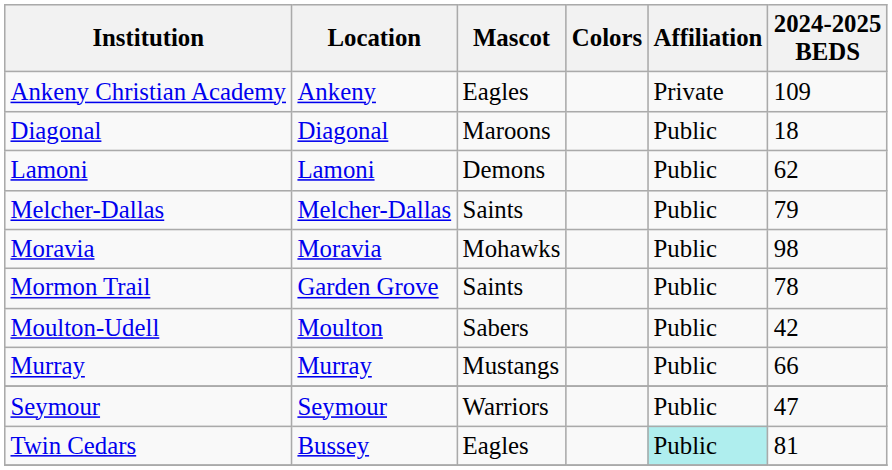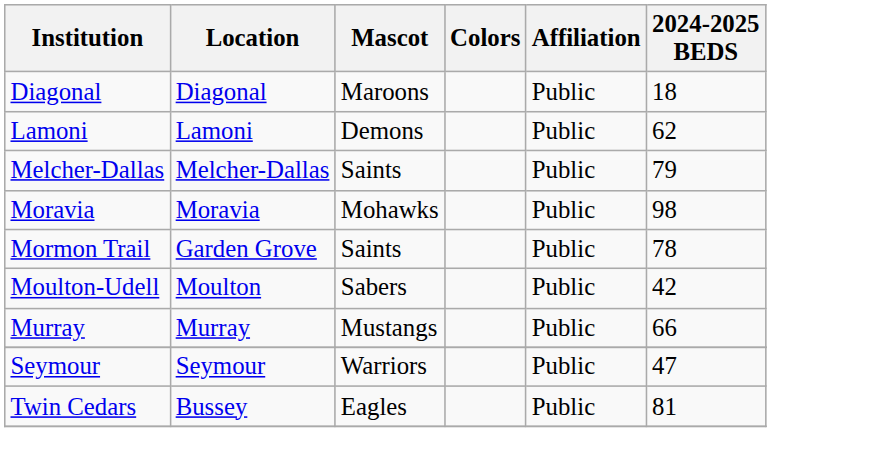- row: (148, 91)
(685, 445) paleturquoise background -> (563, 406) no background
